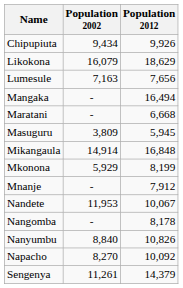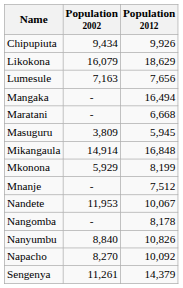(163, 185) 7,912 -> (163, 185) 7,512
